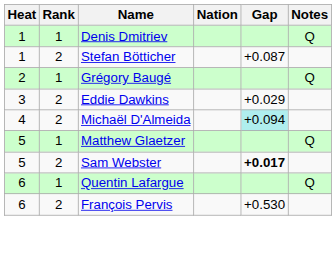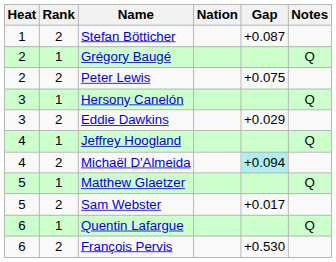- row: (124, 36)
+ row: (116, 78)
+ row: (132, 99)
+ row: (131, 141)
(265, 162) bold -> (265, 204) normal
